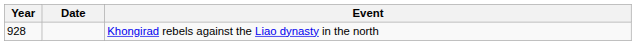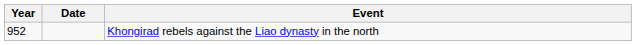(16, 31) 928 -> (16, 31) 952
